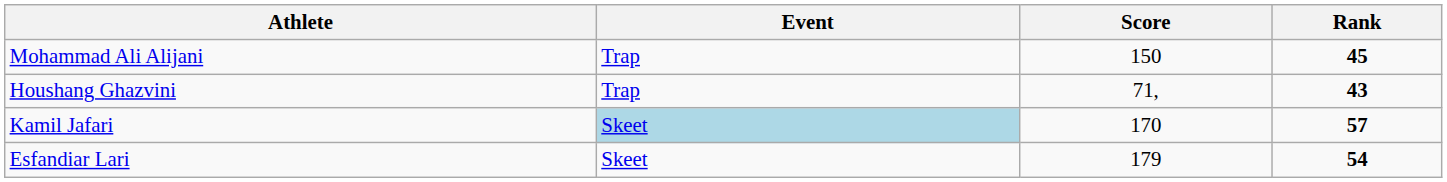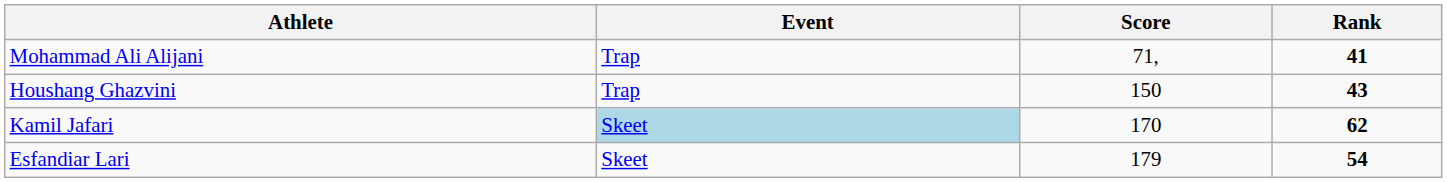(1146, 56) 150 -> (1146, 56) 71,
(1357, 56) 45 -> (1357, 56) 41
(1146, 90) 71, -> (1146, 90) 150
(1357, 125) 57 -> (1357, 125) 62
